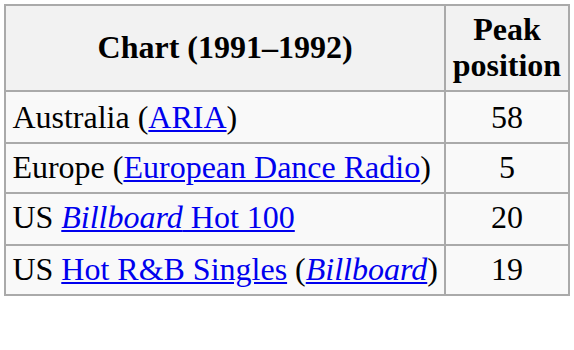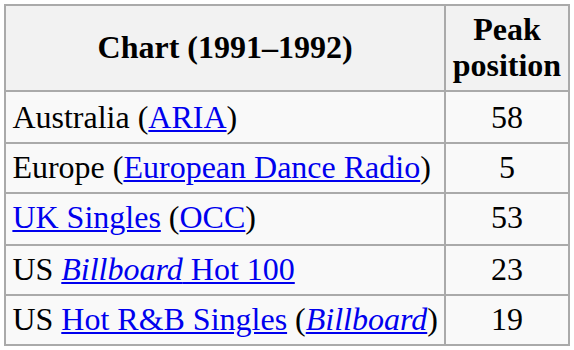+ row: (134, 218)
(507, 218) 20 -> (507, 268) 23
